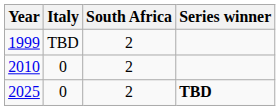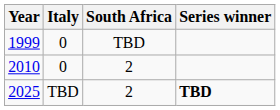(63, 42) TBD -> (63, 42) 0
(129, 42) 2 -> (129, 42) TBD
(63, 92) 0 -> (63, 92) TBD
